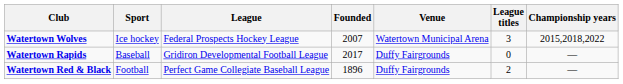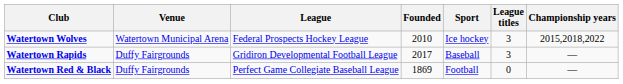columns swapped: (137, 17) <-> (432, 17)
(353, 39) 2007 -> (422, 39) 2010
(509, 54) 0 -> (509, 54) 3
(353, 70) 1896 -> (422, 70) 1869
(509, 70) 2 -> (509, 70) 0
